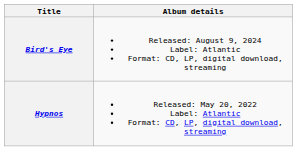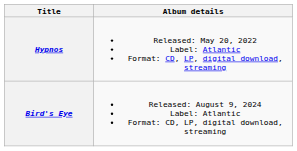rows swapped: (49, 113) <-> (49, 49)
